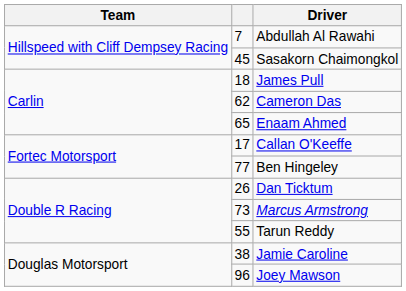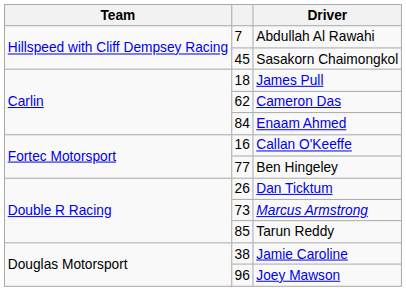(242, 123) 65 -> (242, 123) 84
(242, 145) 17 -> (242, 145) 16
(242, 231) 55 -> (242, 231) 85
